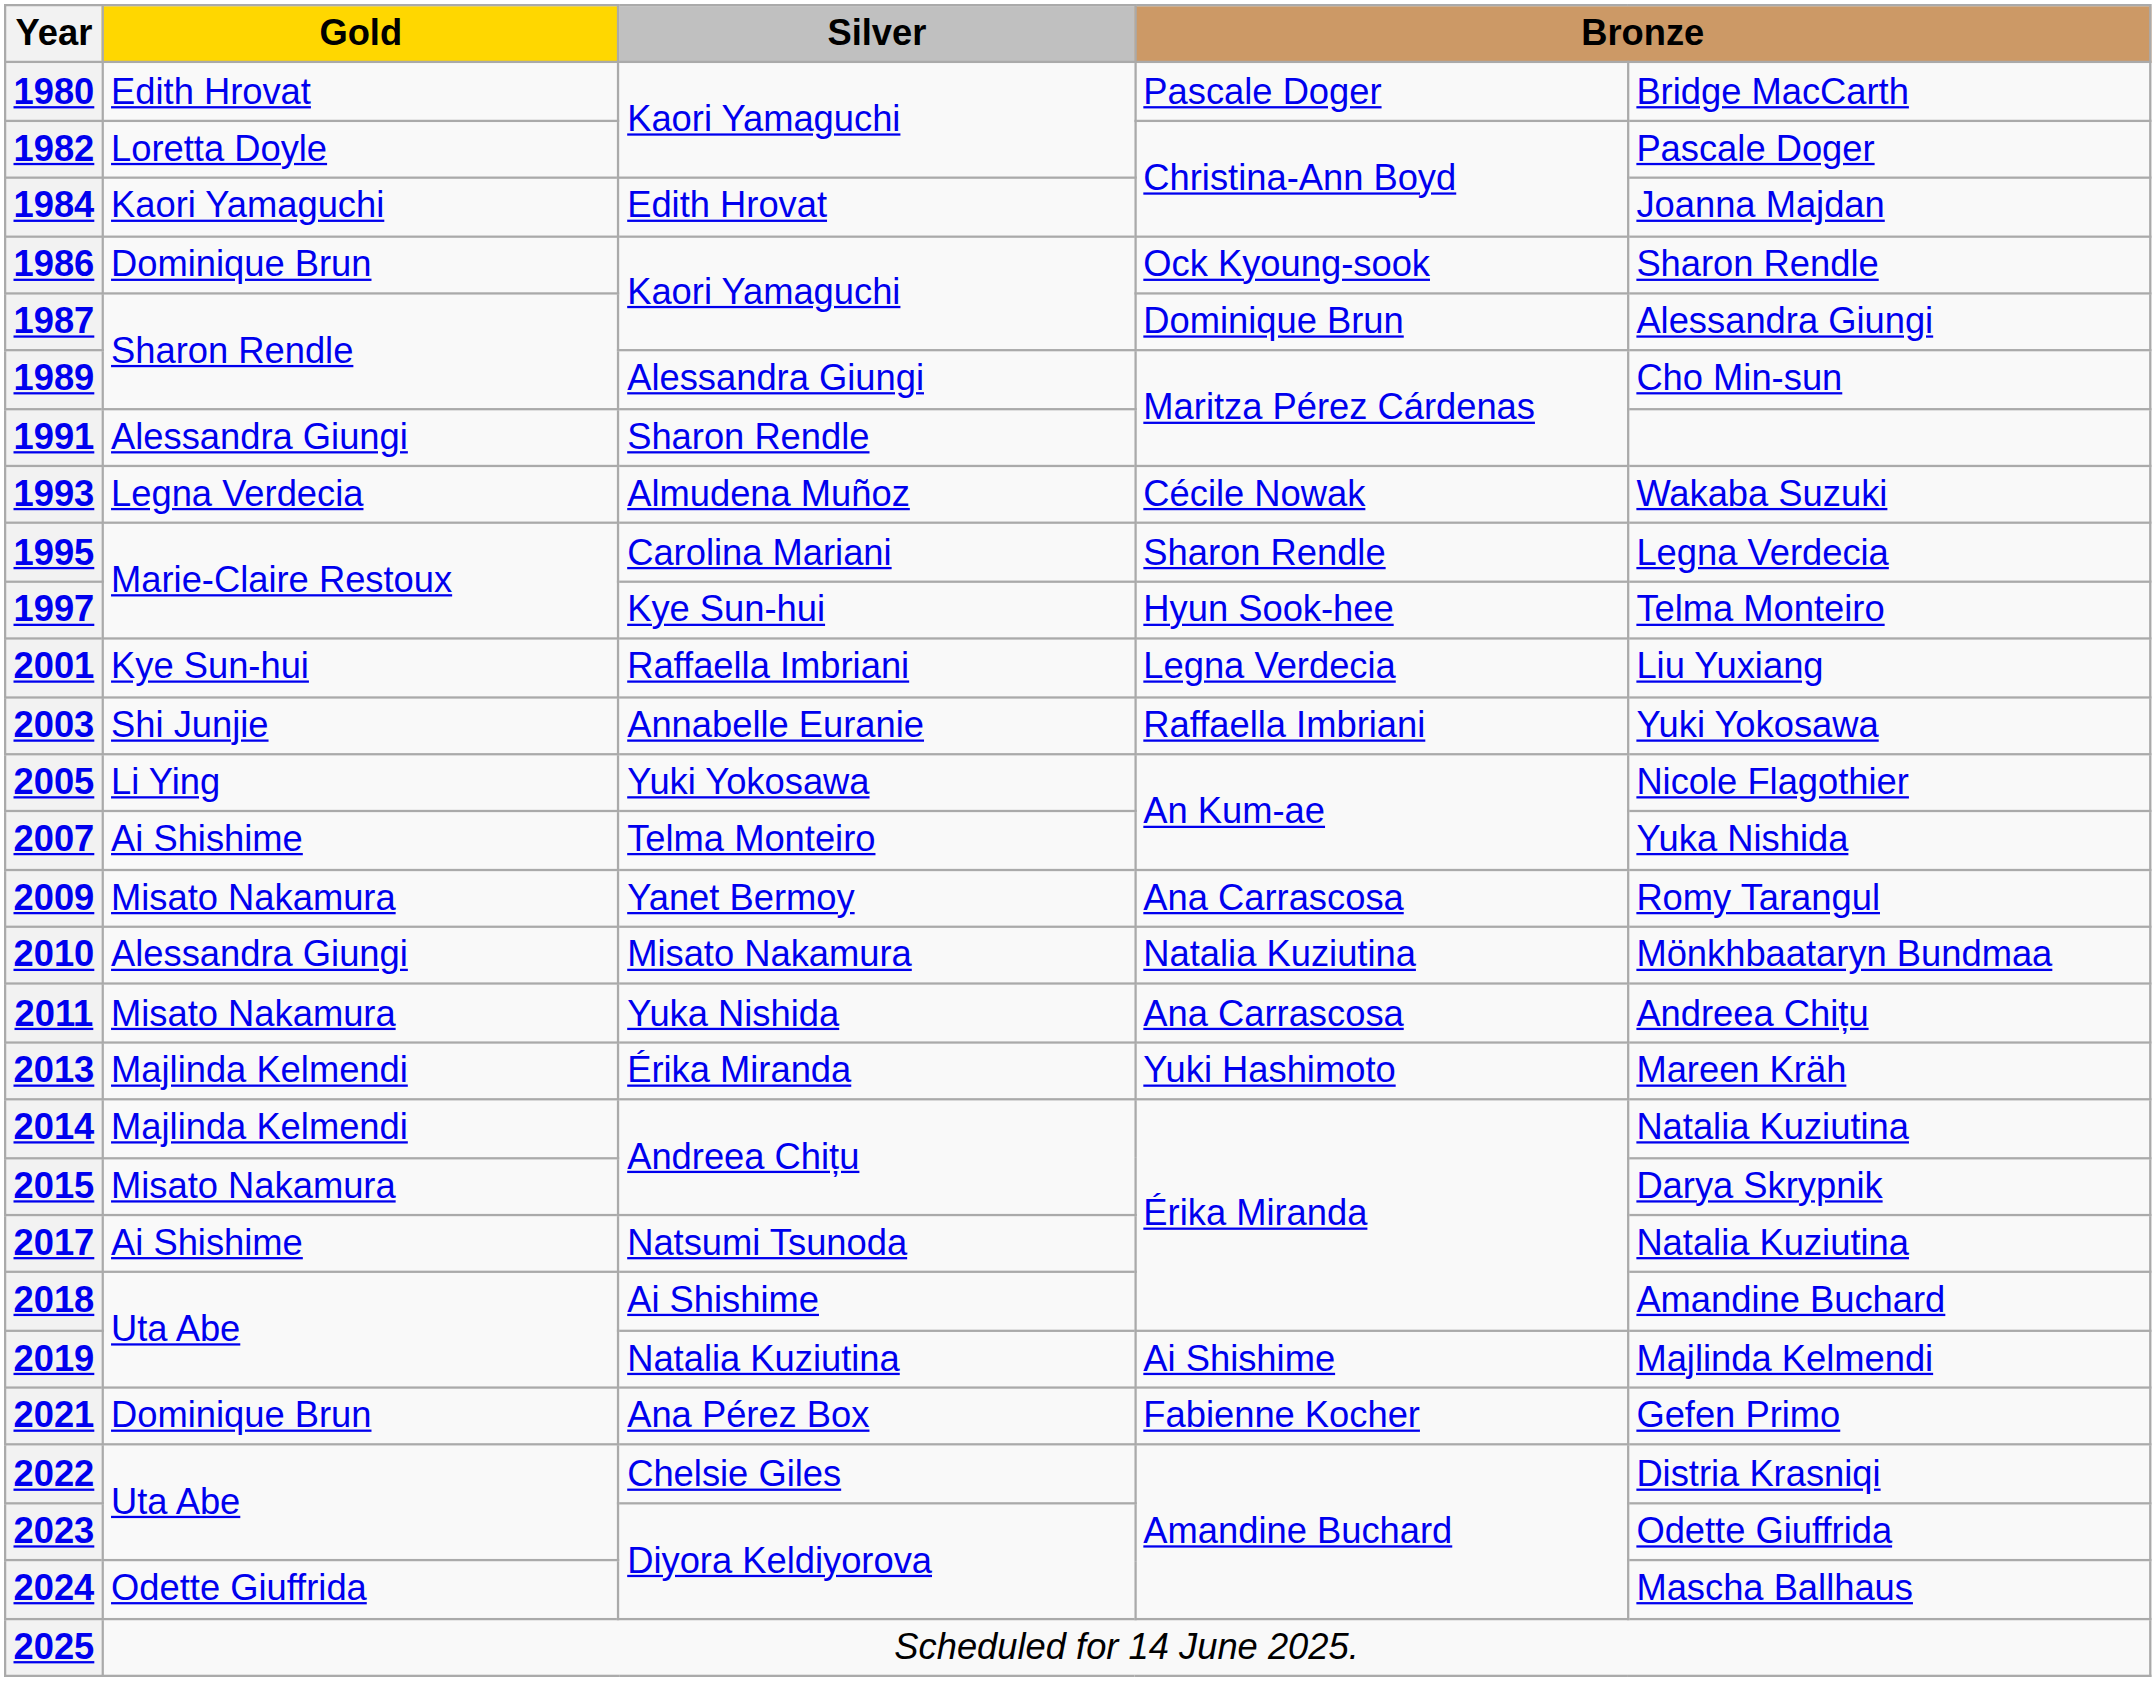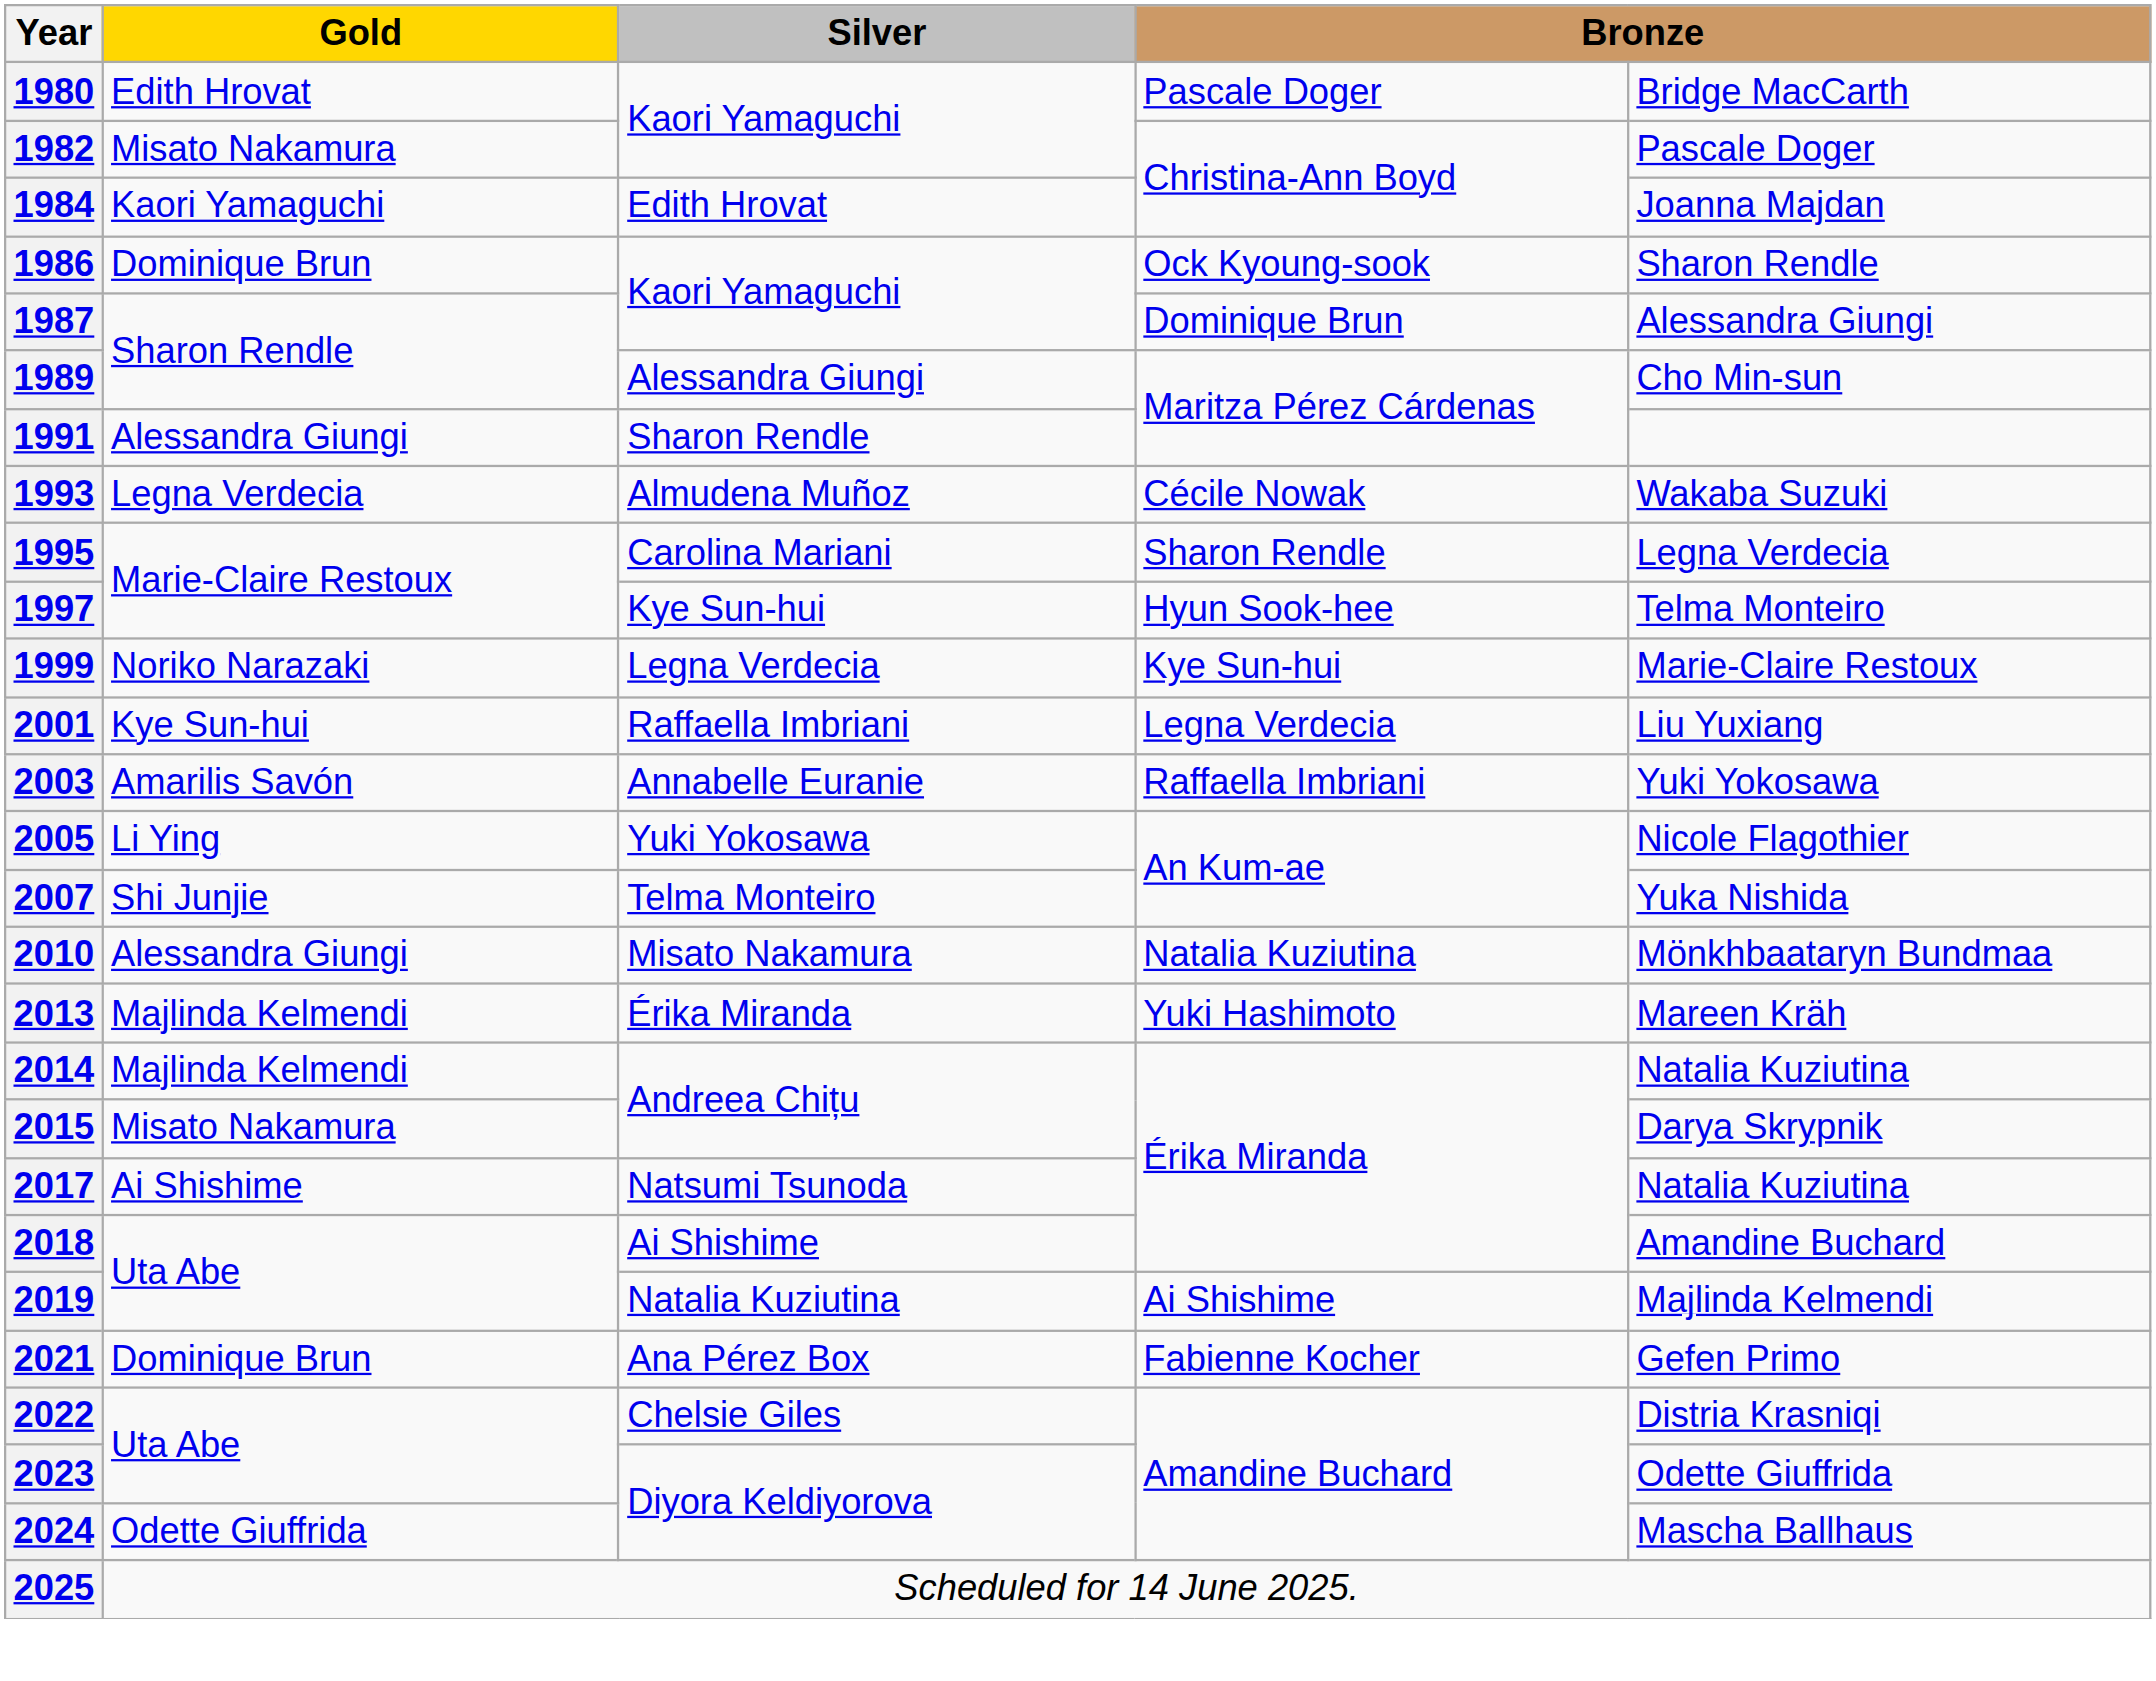(219, 148) Loretta Doyle -> (253, 148) Misato Nakamura
+ row: (54, 666)
(190, 724) Shi Junjie -> (232, 782) Amarilis Savón
(207, 839) Ai Shishime -> (190, 897) Shi Junjie
- row: (54, 897)
- row: (54, 1012)
